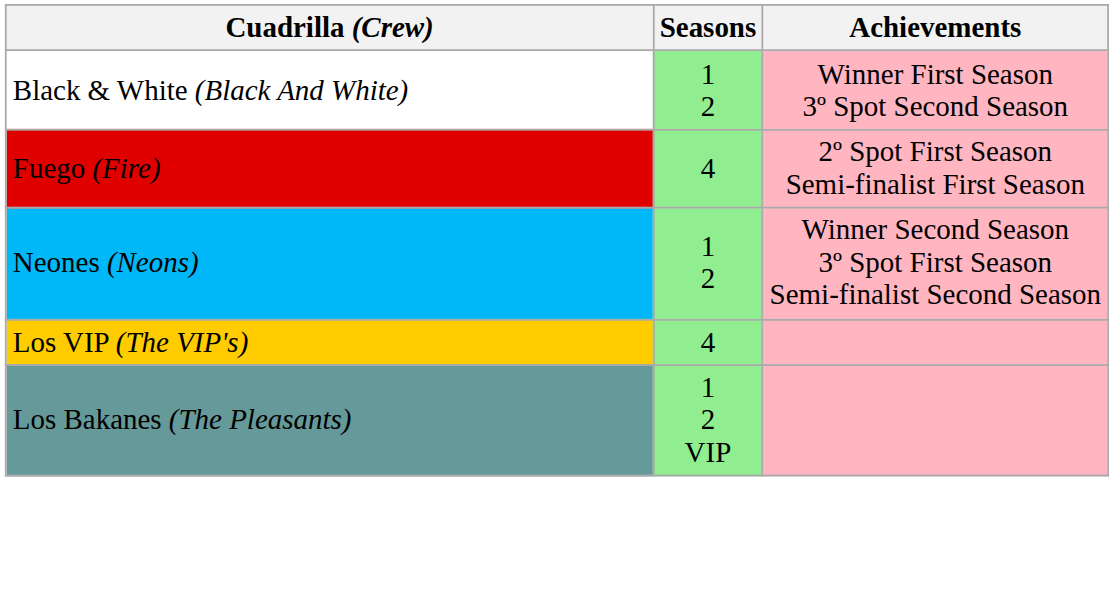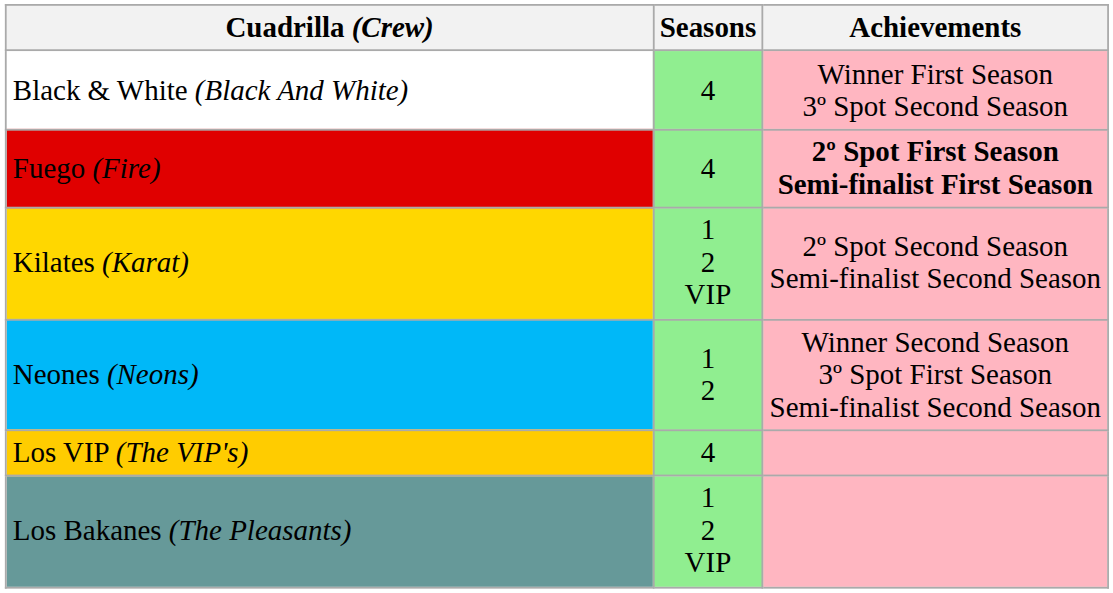(708, 89) 1 2 -> (708, 89) 4
(935, 168) normal -> (935, 168) bold
+ row: (101, 262)
